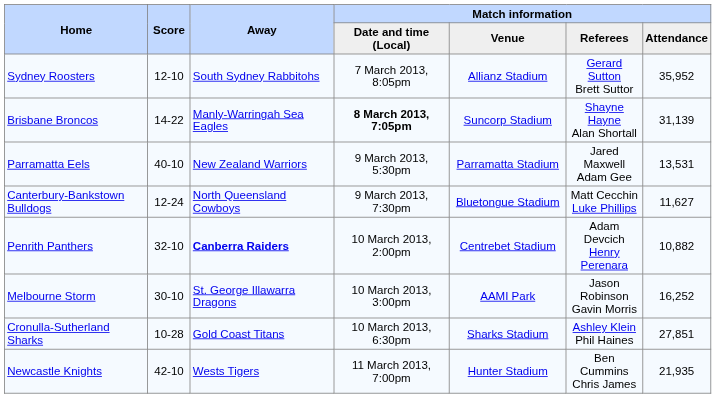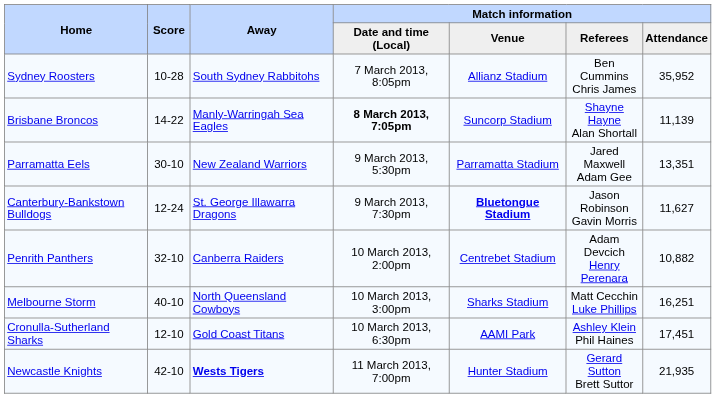(169, 76) 12-10 -> (169, 76) 10-28
(604, 76) Gerard Sutton Brett Suttor -> (604, 76) Ben Cummins Chris James
(677, 120) 31,139 -> (677, 120) 11,139
(169, 164) 40-10 -> (169, 164) 30-10
(677, 164) 13,531 -> (677, 164) 13,351
(240, 202) North Queensland Cowboys -> (244, 208) St. George Illawarra Dragons
(508, 202) normal -> (508, 208) bold
(604, 202) Matt Cecchin Luke Phillips -> (604, 208) Jason Robinson Gavin Morris
(241, 246) bold -> (238, 258) normal
(169, 296) 30-10 -> (169, 302) 40-10
(244, 296) St. George Illawarra Dragons -> (239, 302) North Queensland Cowboys
(508, 296) AAMI Park -> (508, 302) Sharks Stadium
(604, 296) Jason Robinson Gavin Morris -> (604, 302) Matt Cecchin Luke Phillips
(677, 296) 16,252 -> (677, 302) 16,251
(169, 334) 10-28 -> (169, 334) 12-10
(508, 334) Sharks Stadium -> (508, 334) AAMI Park
(677, 334) 27,851 -> (677, 334) 17,451
(226, 371) normal -> (228, 371) bold
(604, 371) Ben Cummins Chris James -> (604, 371) Gerard Sutton Brett Suttor
